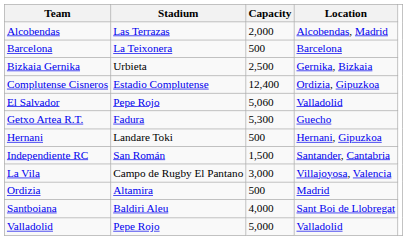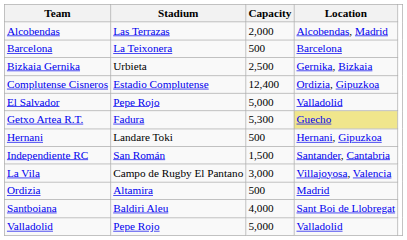(261, 102) 5,060 -> (261, 102) 5,000
(314, 119) no background -> (314, 119) khaki background
